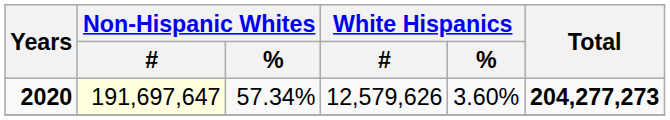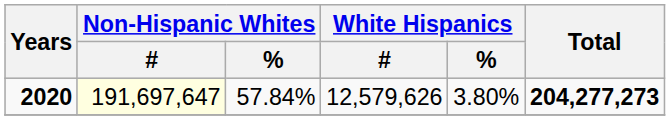(276, 97) 57.34% -> (276, 97) 57.84%
(486, 97) 3.60% -> (486, 97) 3.80%
